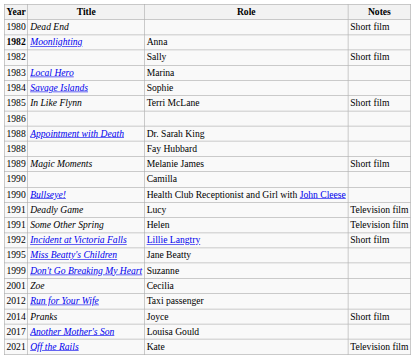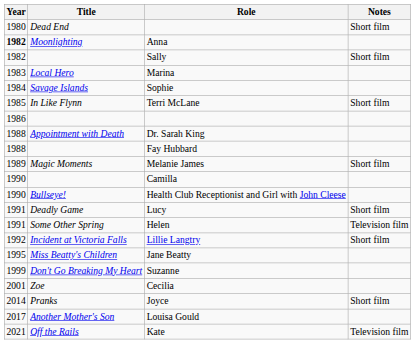(379, 210) Television film -> (370, 210) Short film
- row: (65, 301)
